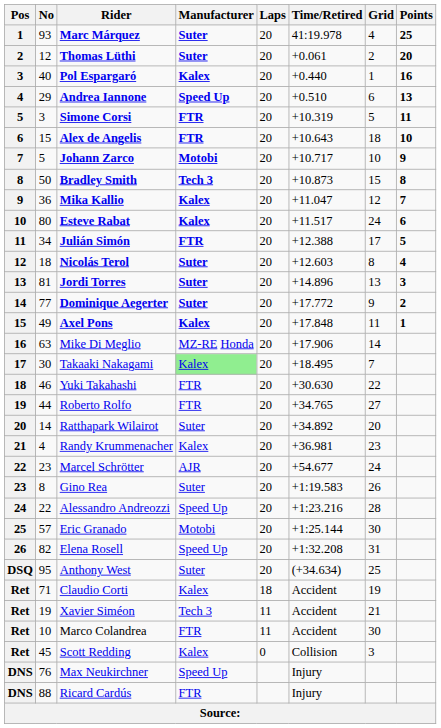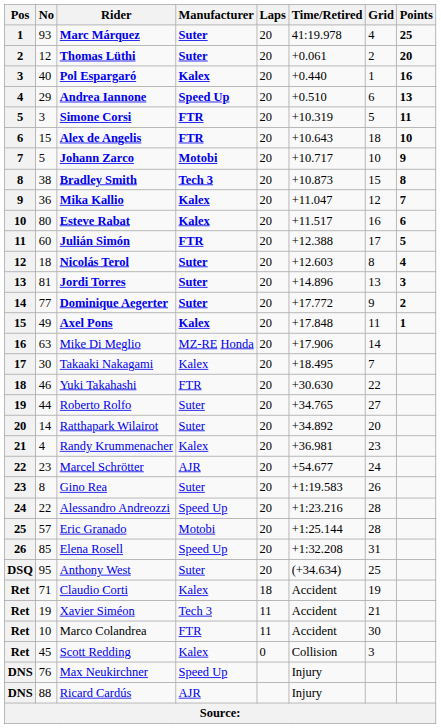(45, 179) 50 -> (45, 179) 38
(374, 220) 24 -> (374, 220) 16
(45, 241) 34 -> (45, 241) 60
(193, 364) lightgreen background -> (193, 364) no background
(190, 405) FTR -> (192, 405) Suter
(374, 528) 30 -> (374, 528) 28
(45, 549) 82 -> (45, 549) 85
(190, 693) FTR -> (190, 693) AJR
